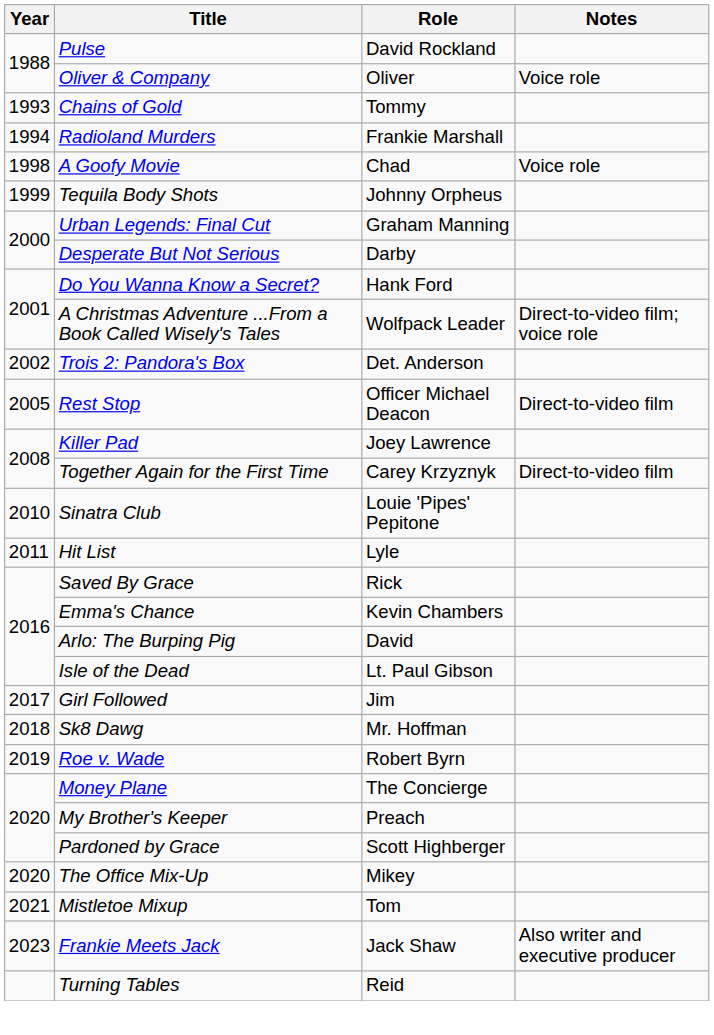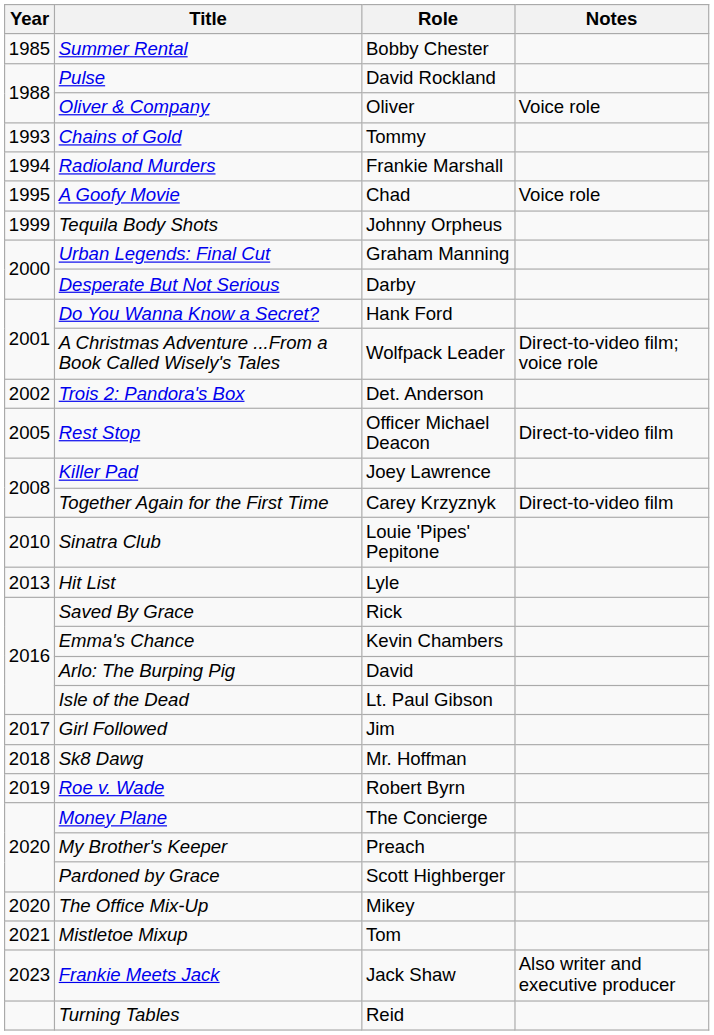+ row: (123, 48)
(30, 166) 1998 -> (30, 195) 1995
(29, 552) 2011 -> (30, 582) 2013
